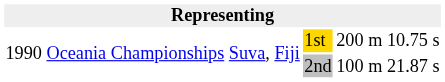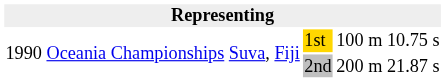(359, 40) 200 m -> (359, 40) 100 m
(359, 65) 100 m -> (359, 65) 200 m
